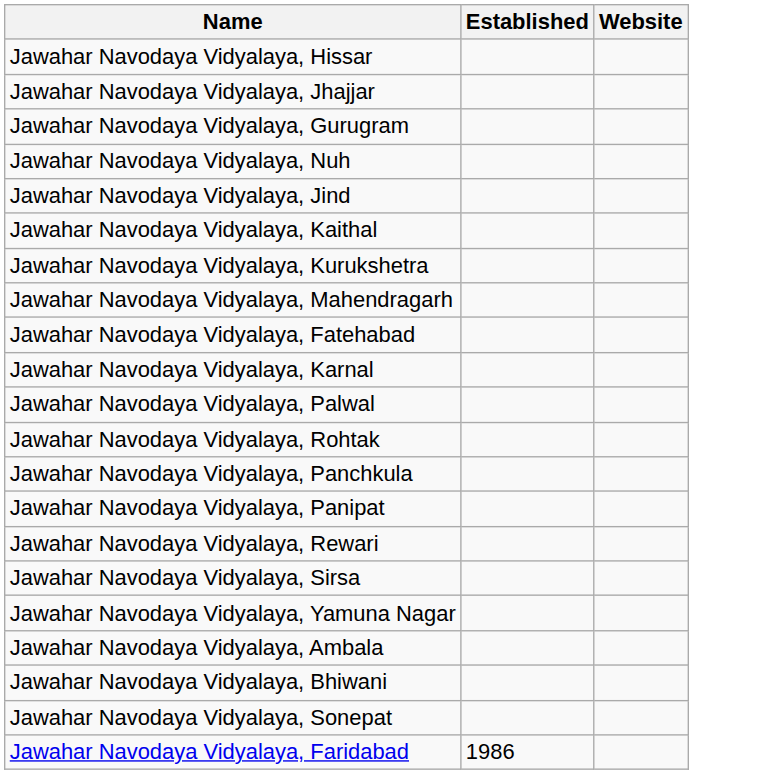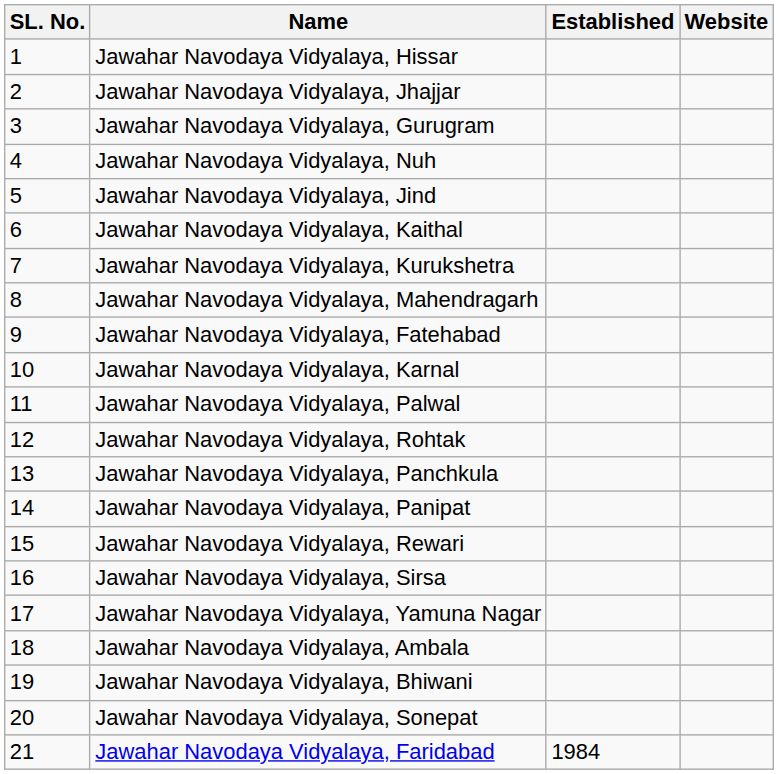+ column: (47, 21)
(490, 751) 1986 -> (576, 751) 1984
